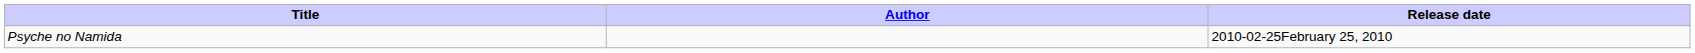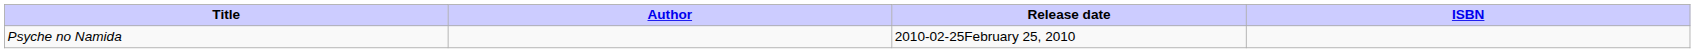+ column: (1468, 15)
